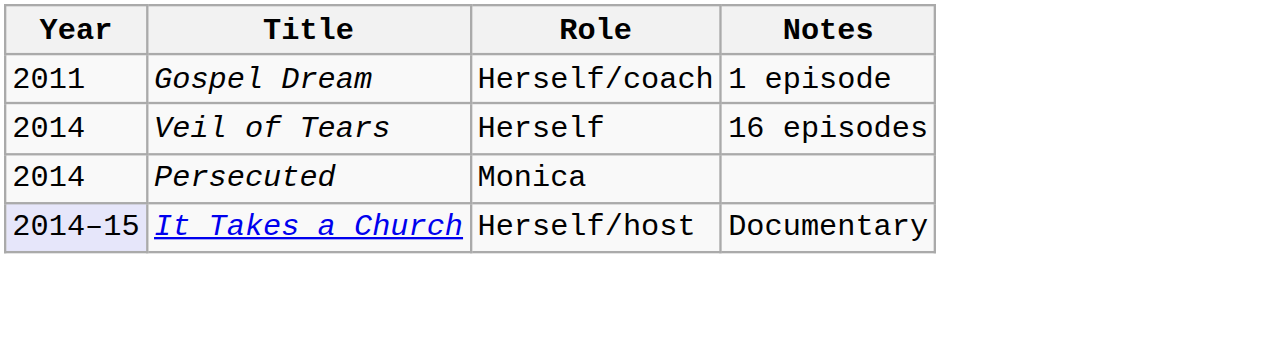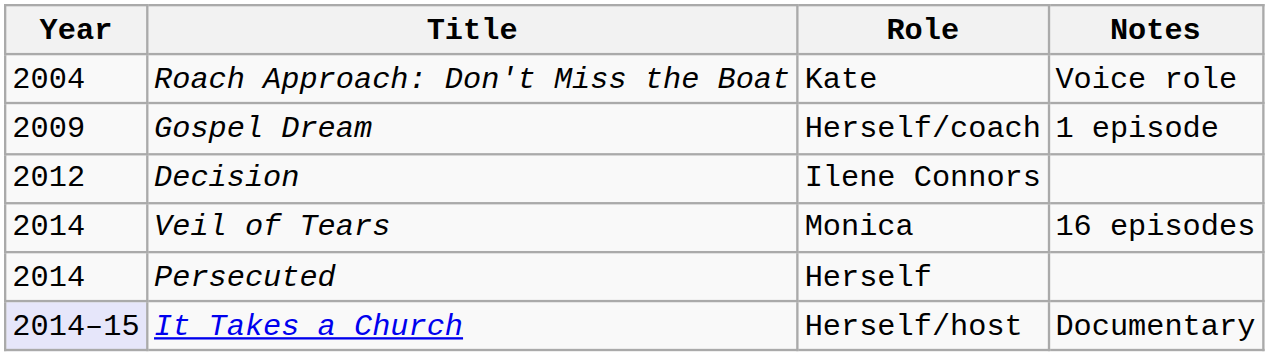+ row: (472, 79)
(49, 79) 2011 -> (49, 129) 2009
+ row: (227, 178)
(541, 129) Herself -> (859, 227) Monica
(532, 178) Monica -> (868, 277) Herself
